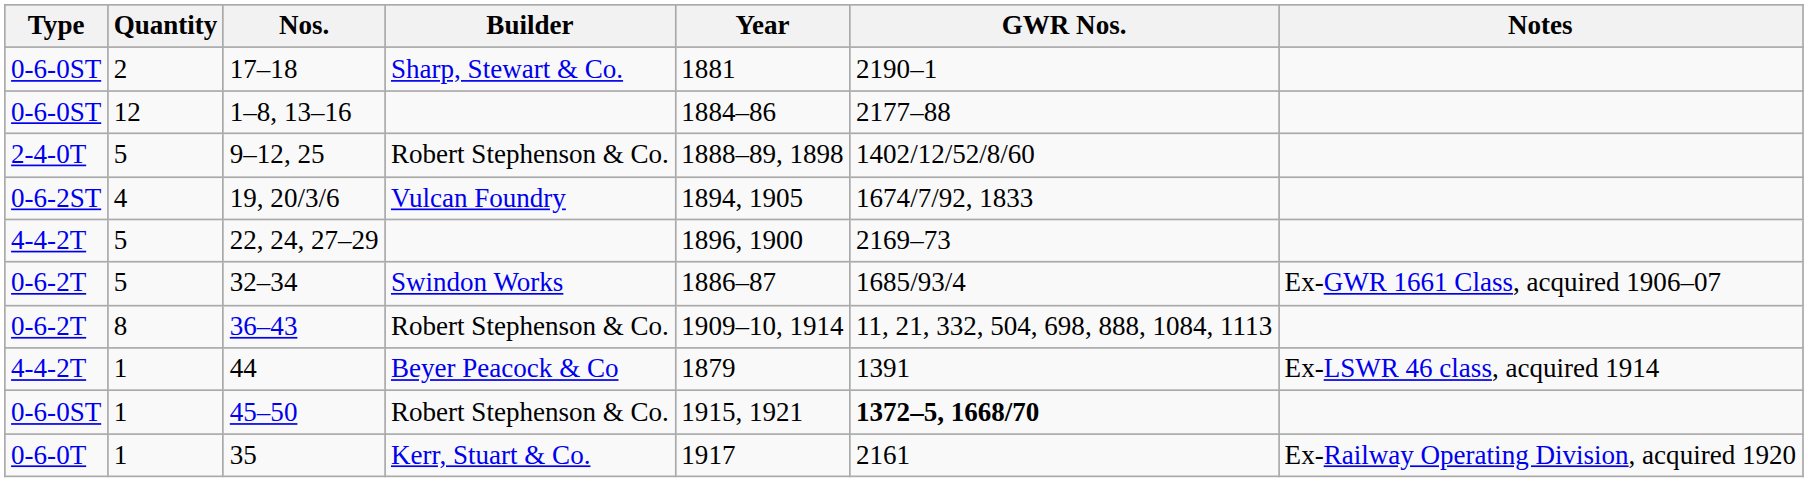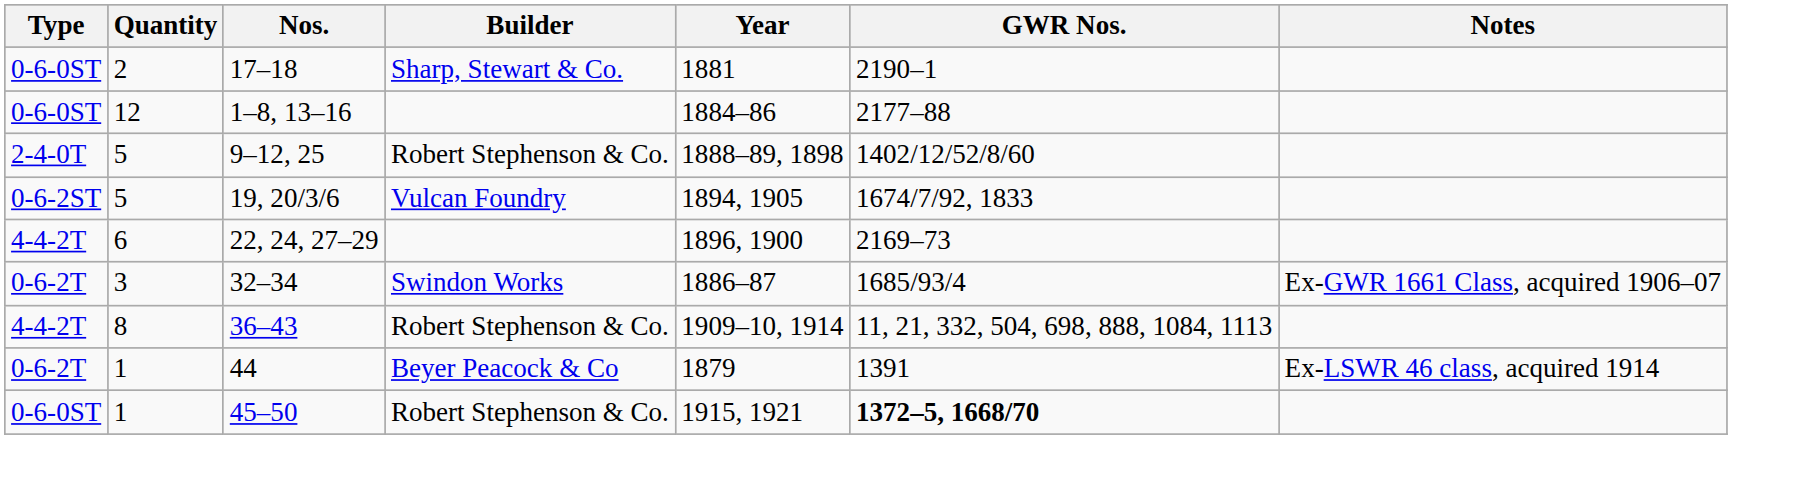(120, 197) 4 -> (120, 197) 5
(120, 240) 5 -> (120, 240) 6
(120, 283) 5 -> (120, 283) 3
(49, 326) 0-6-2T -> (49, 326) 4-4-2T
(49, 369) 4-4-2T -> (49, 369) 0-6-2T
- row: (243, 454)
